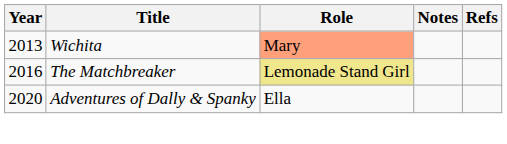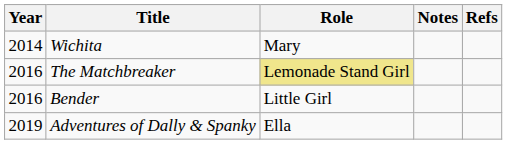(25, 44) 2013 -> (25, 44) 2014
(282, 44) lightsalmon background -> (282, 44) no background
+ row: (75, 98)
(25, 98) 2020 -> (25, 125) 2019
